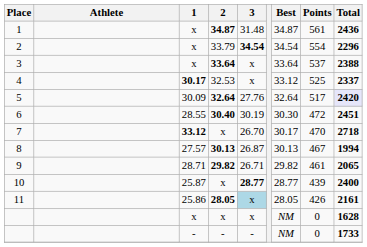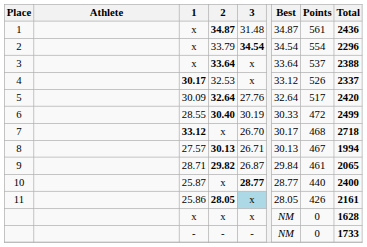(317, 81) 525 -> (317, 81) 526
(348, 98) lavender background -> (348, 98) no background
(286, 115) 30.30 -> (286, 115) 30.33
(348, 115) 2451 -> (348, 115) 2499
(317, 132) 470 -> (317, 132) 468
(252, 149) 26.87 -> (252, 149) 26.71
(252, 166) 26.71 -> (252, 166) 26.87
(286, 166) 29.82 -> (286, 166) 29.84
(317, 183) 439 -> (317, 183) 440
